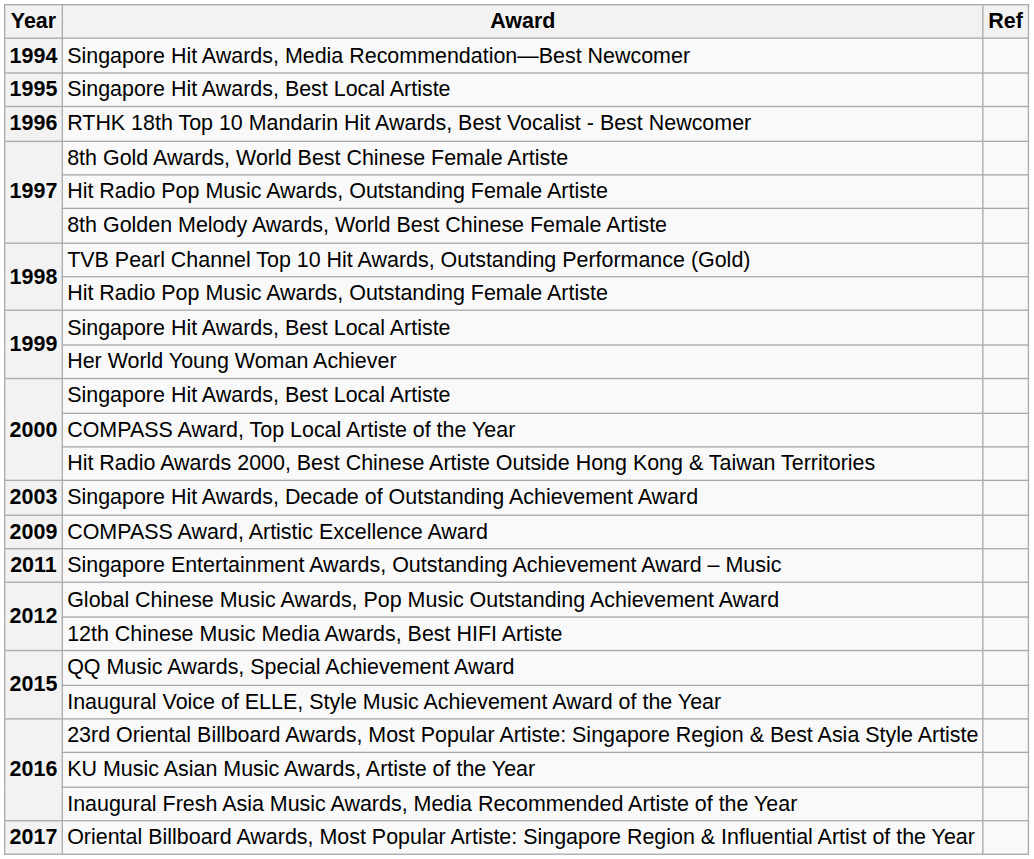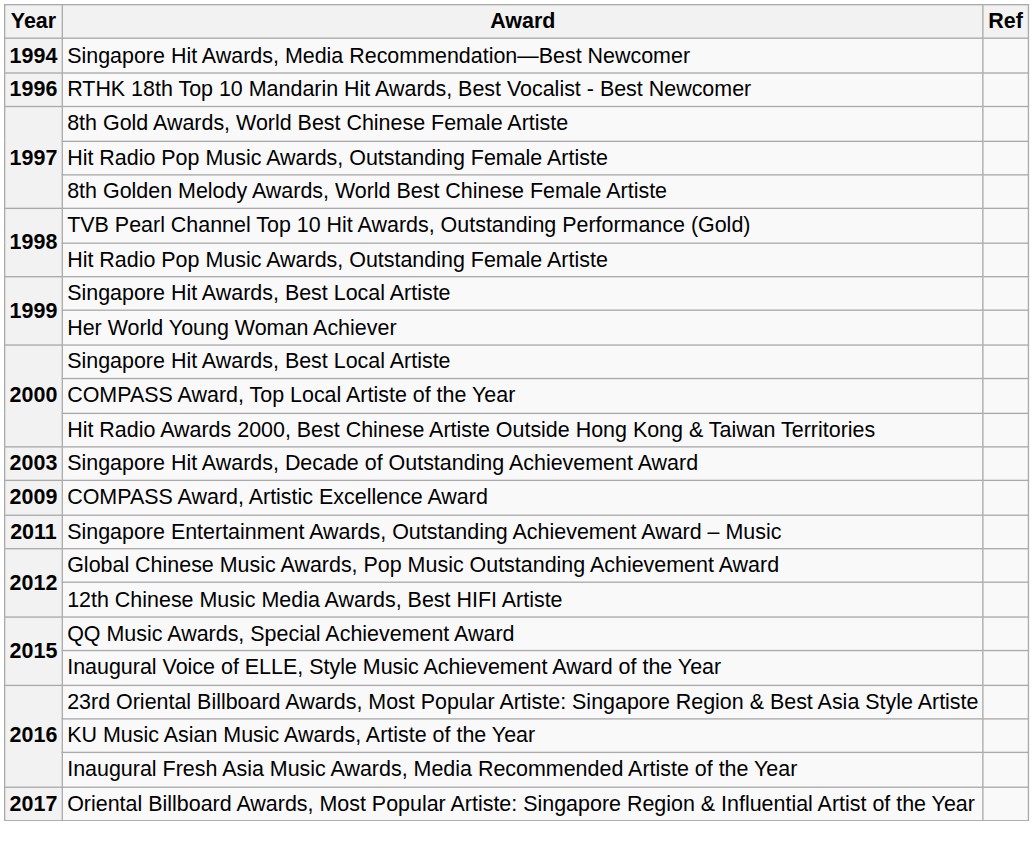- row: (33, 89)
